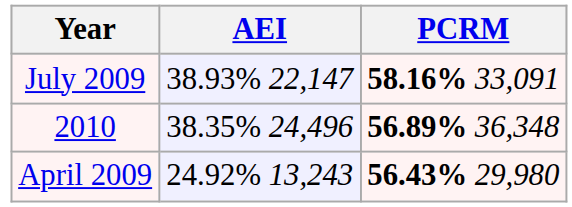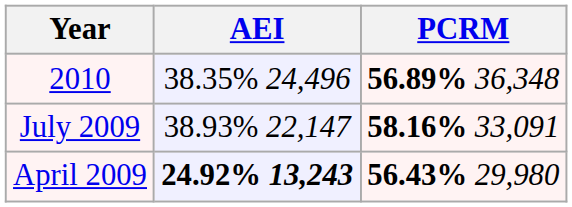rows swapped: (85, 127) <-> (85, 78)
(260, 175) normal -> (257, 175) bold
